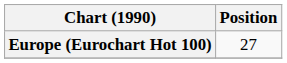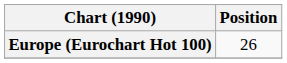(248, 44) 27 -> (248, 44) 26
